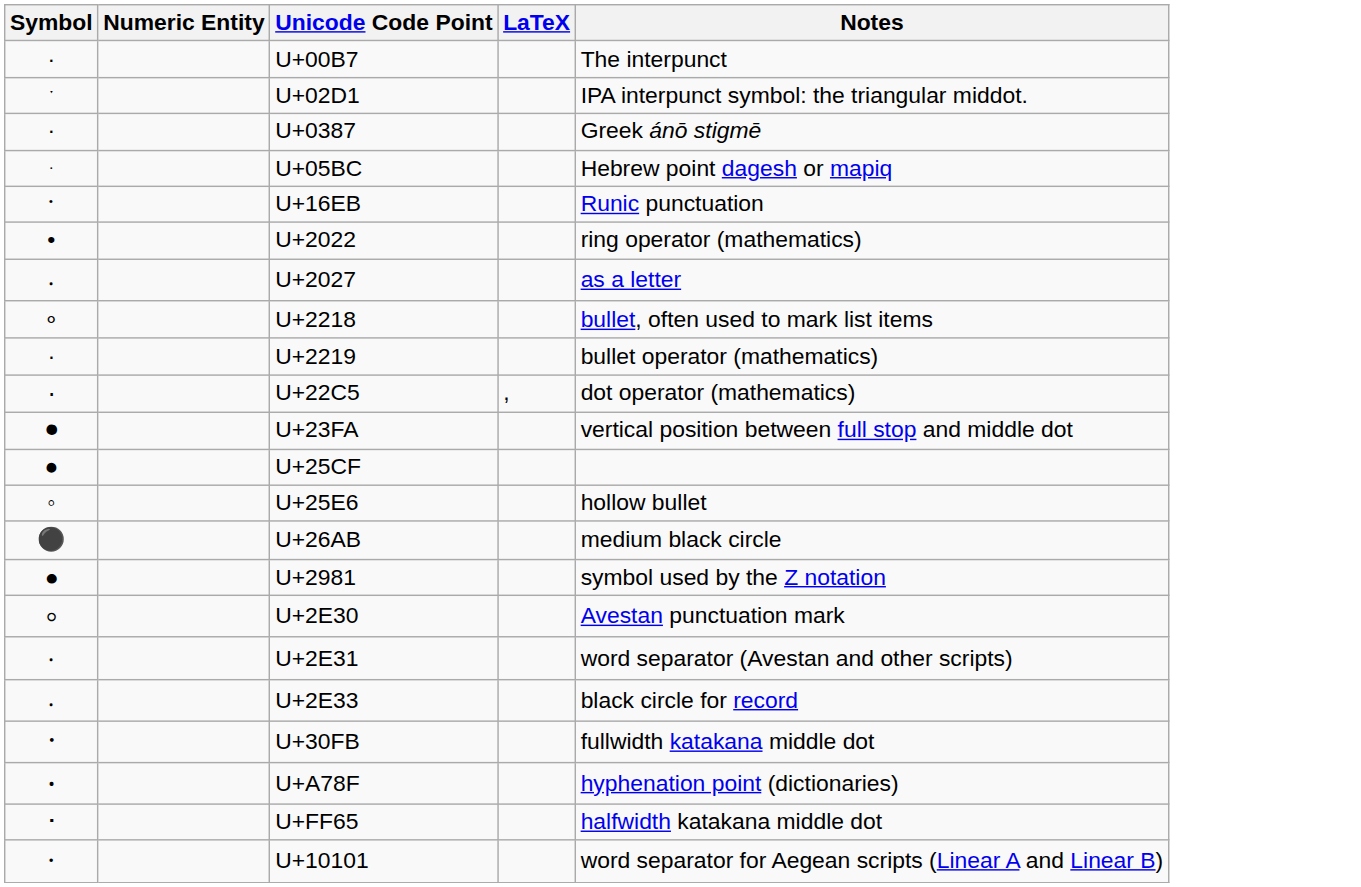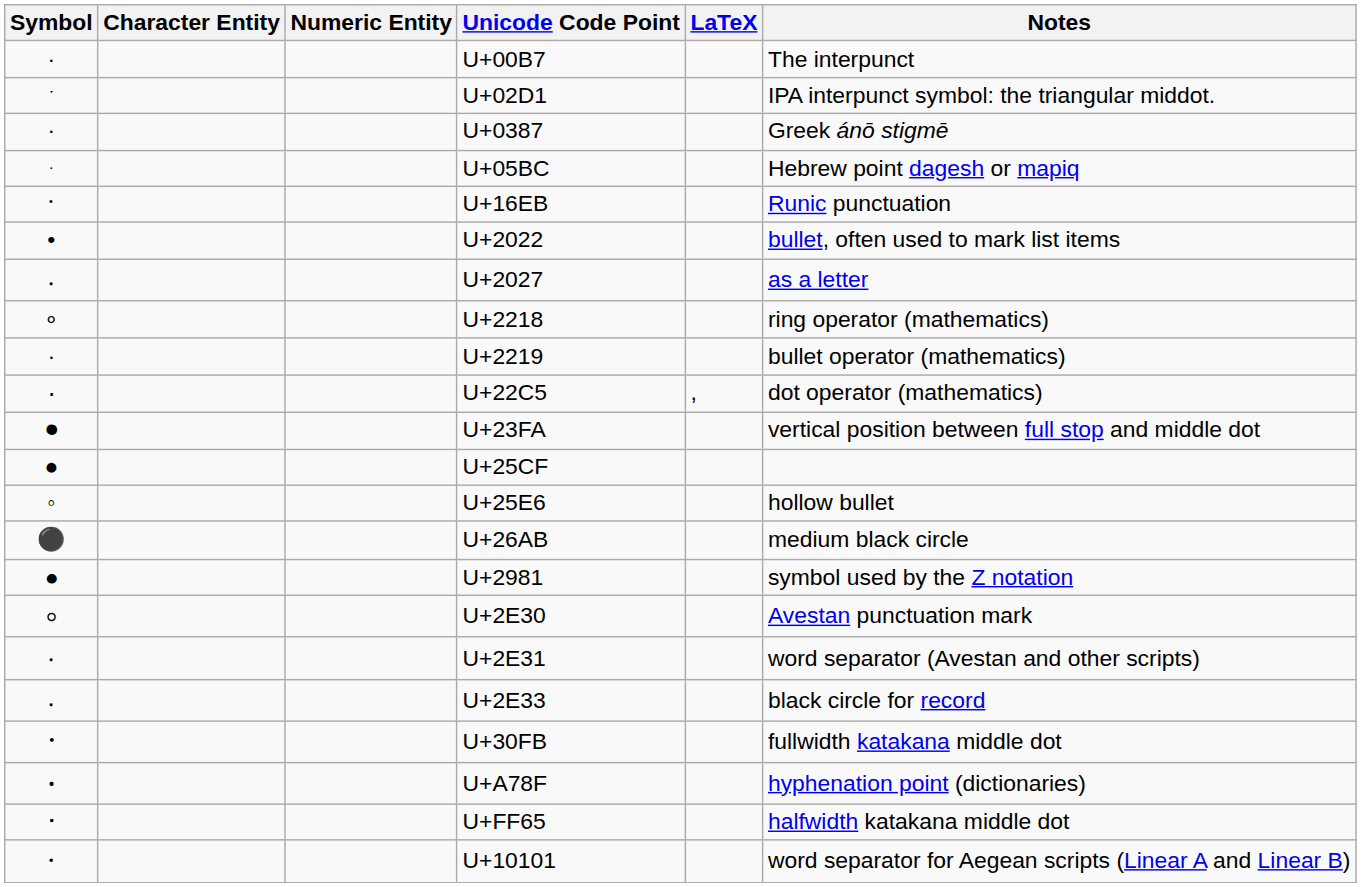+ column: (192, 22)
(721, 240) ring operator (mathematics) -> (944, 240) bullet, often used to mark list items
(757, 319) bullet, often used to mark list items -> (908, 319) ring operator (mathematics)
